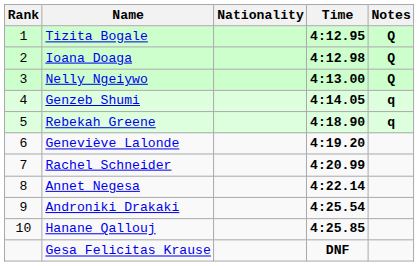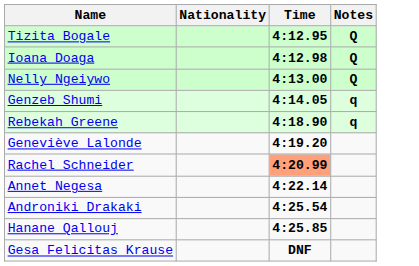- column: (23, 15)
(338, 165) no background -> (300, 165) lightsalmon background
